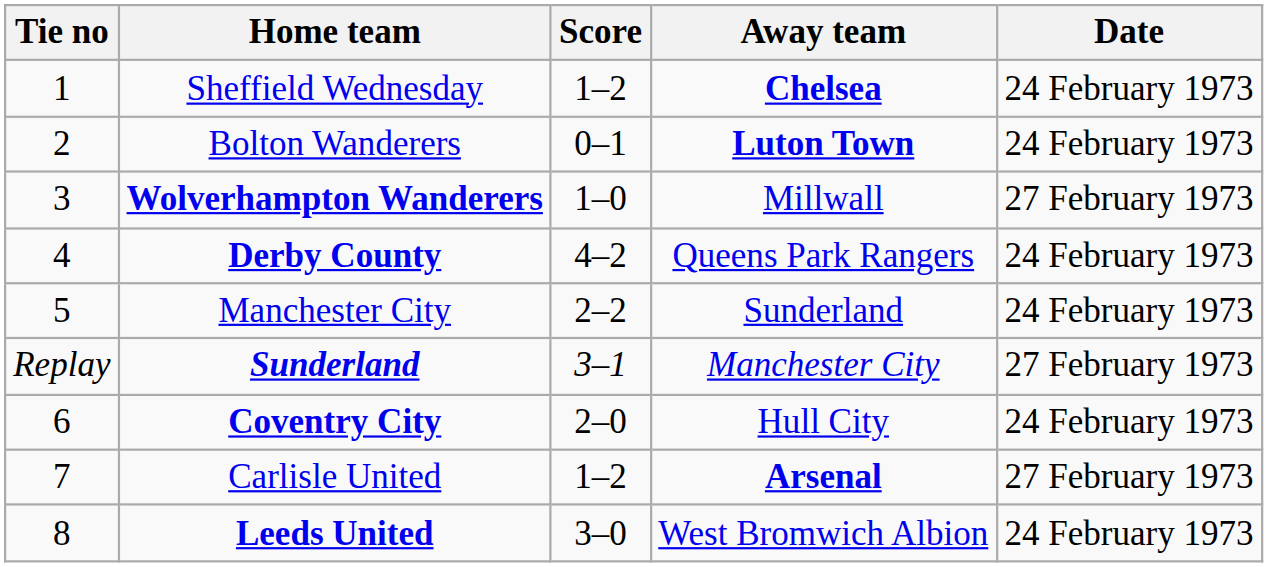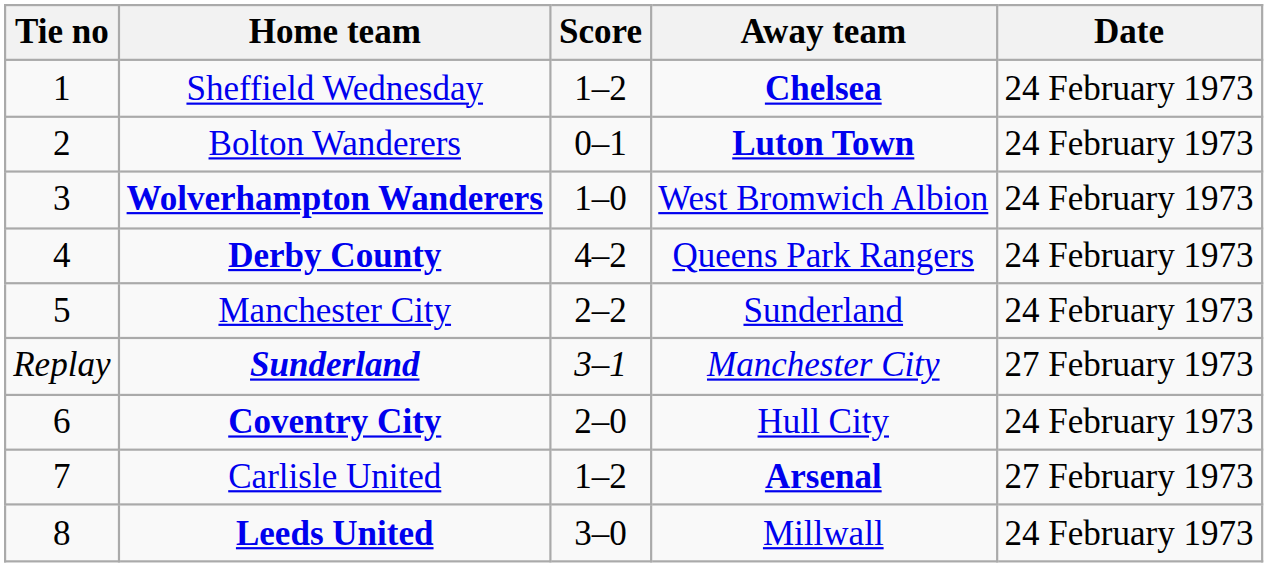(823, 198) Millwall -> (823, 198) West Bromwich Albion
(1129, 198) 27 February 1973 -> (1129, 198) 24 February 1973
(823, 532) West Bromwich Albion -> (823, 532) Millwall
